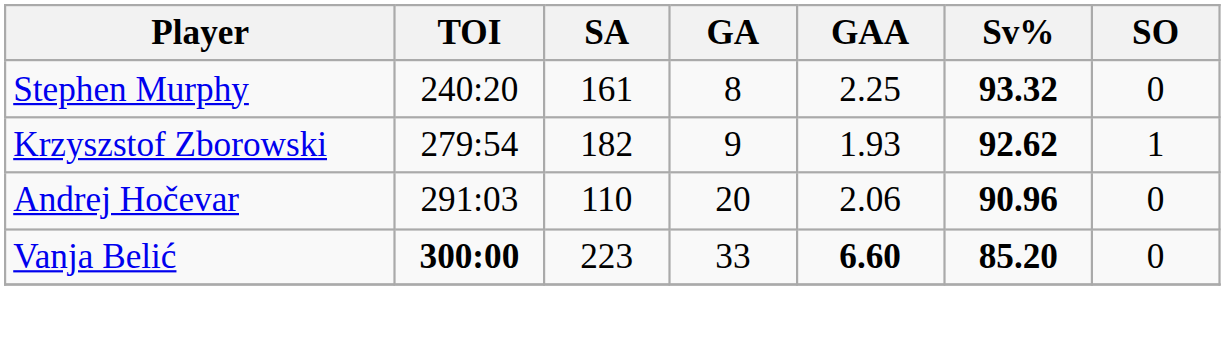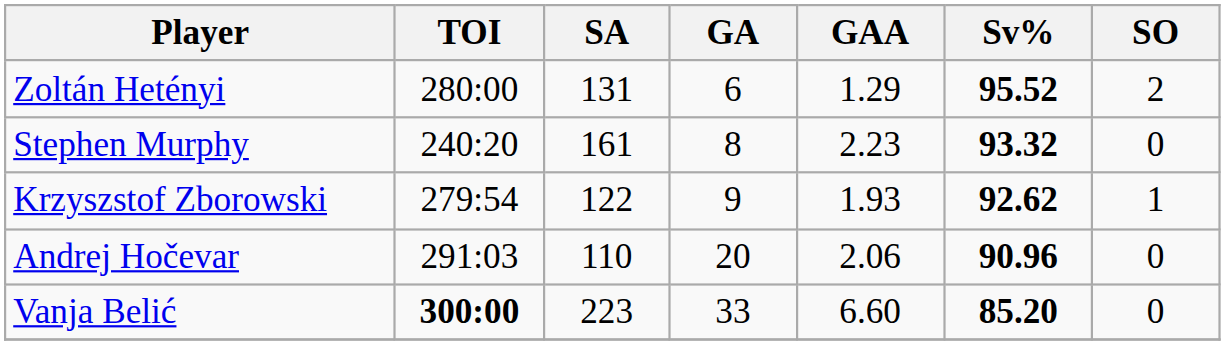+ row: (119, 88)
(870, 88) 2.25 -> (870, 144) 2.23
(607, 144) 182 -> (607, 199) 122
(870, 255) bold -> (870, 311) normal
